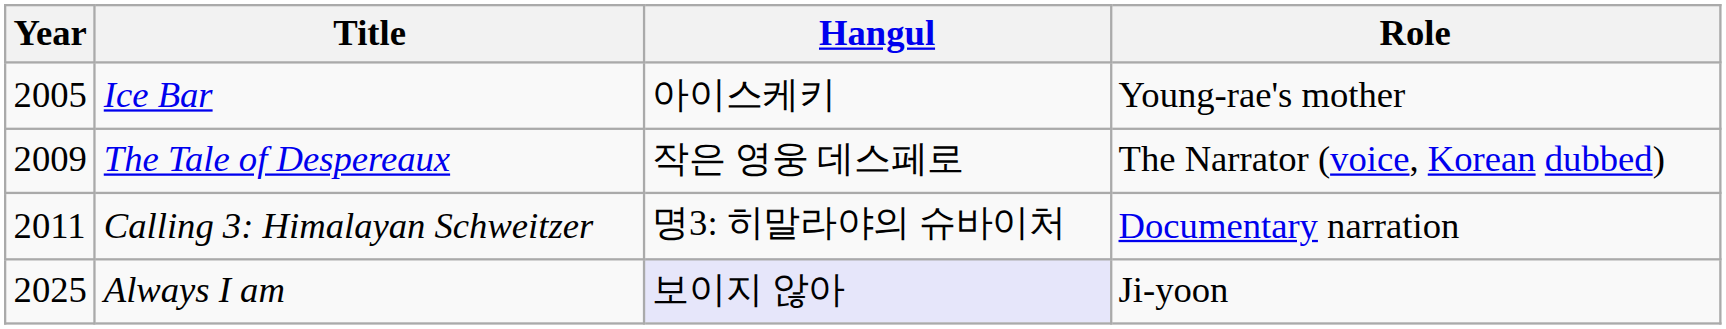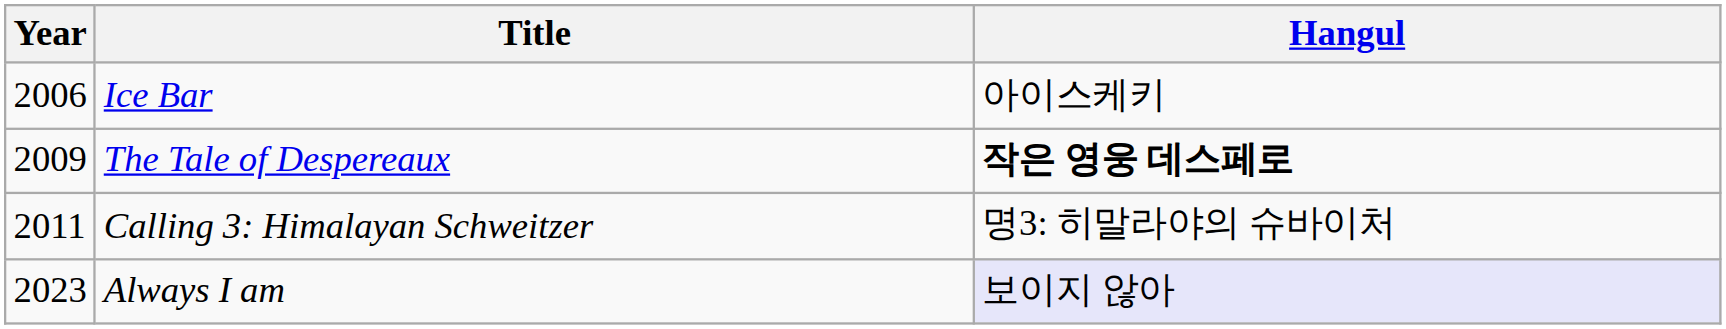- column: (1415, 33)
(50, 95) 2005 -> (50, 95) 2006
(808, 158) normal -> (1138, 158) bold
(50, 290) 2025 -> (50, 290) 2023
